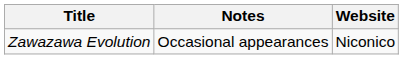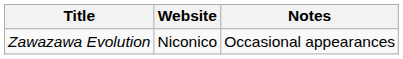columns swapped: (365, 16) <-> (243, 16)
